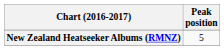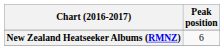(201, 38) 5 -> (201, 38) 6
